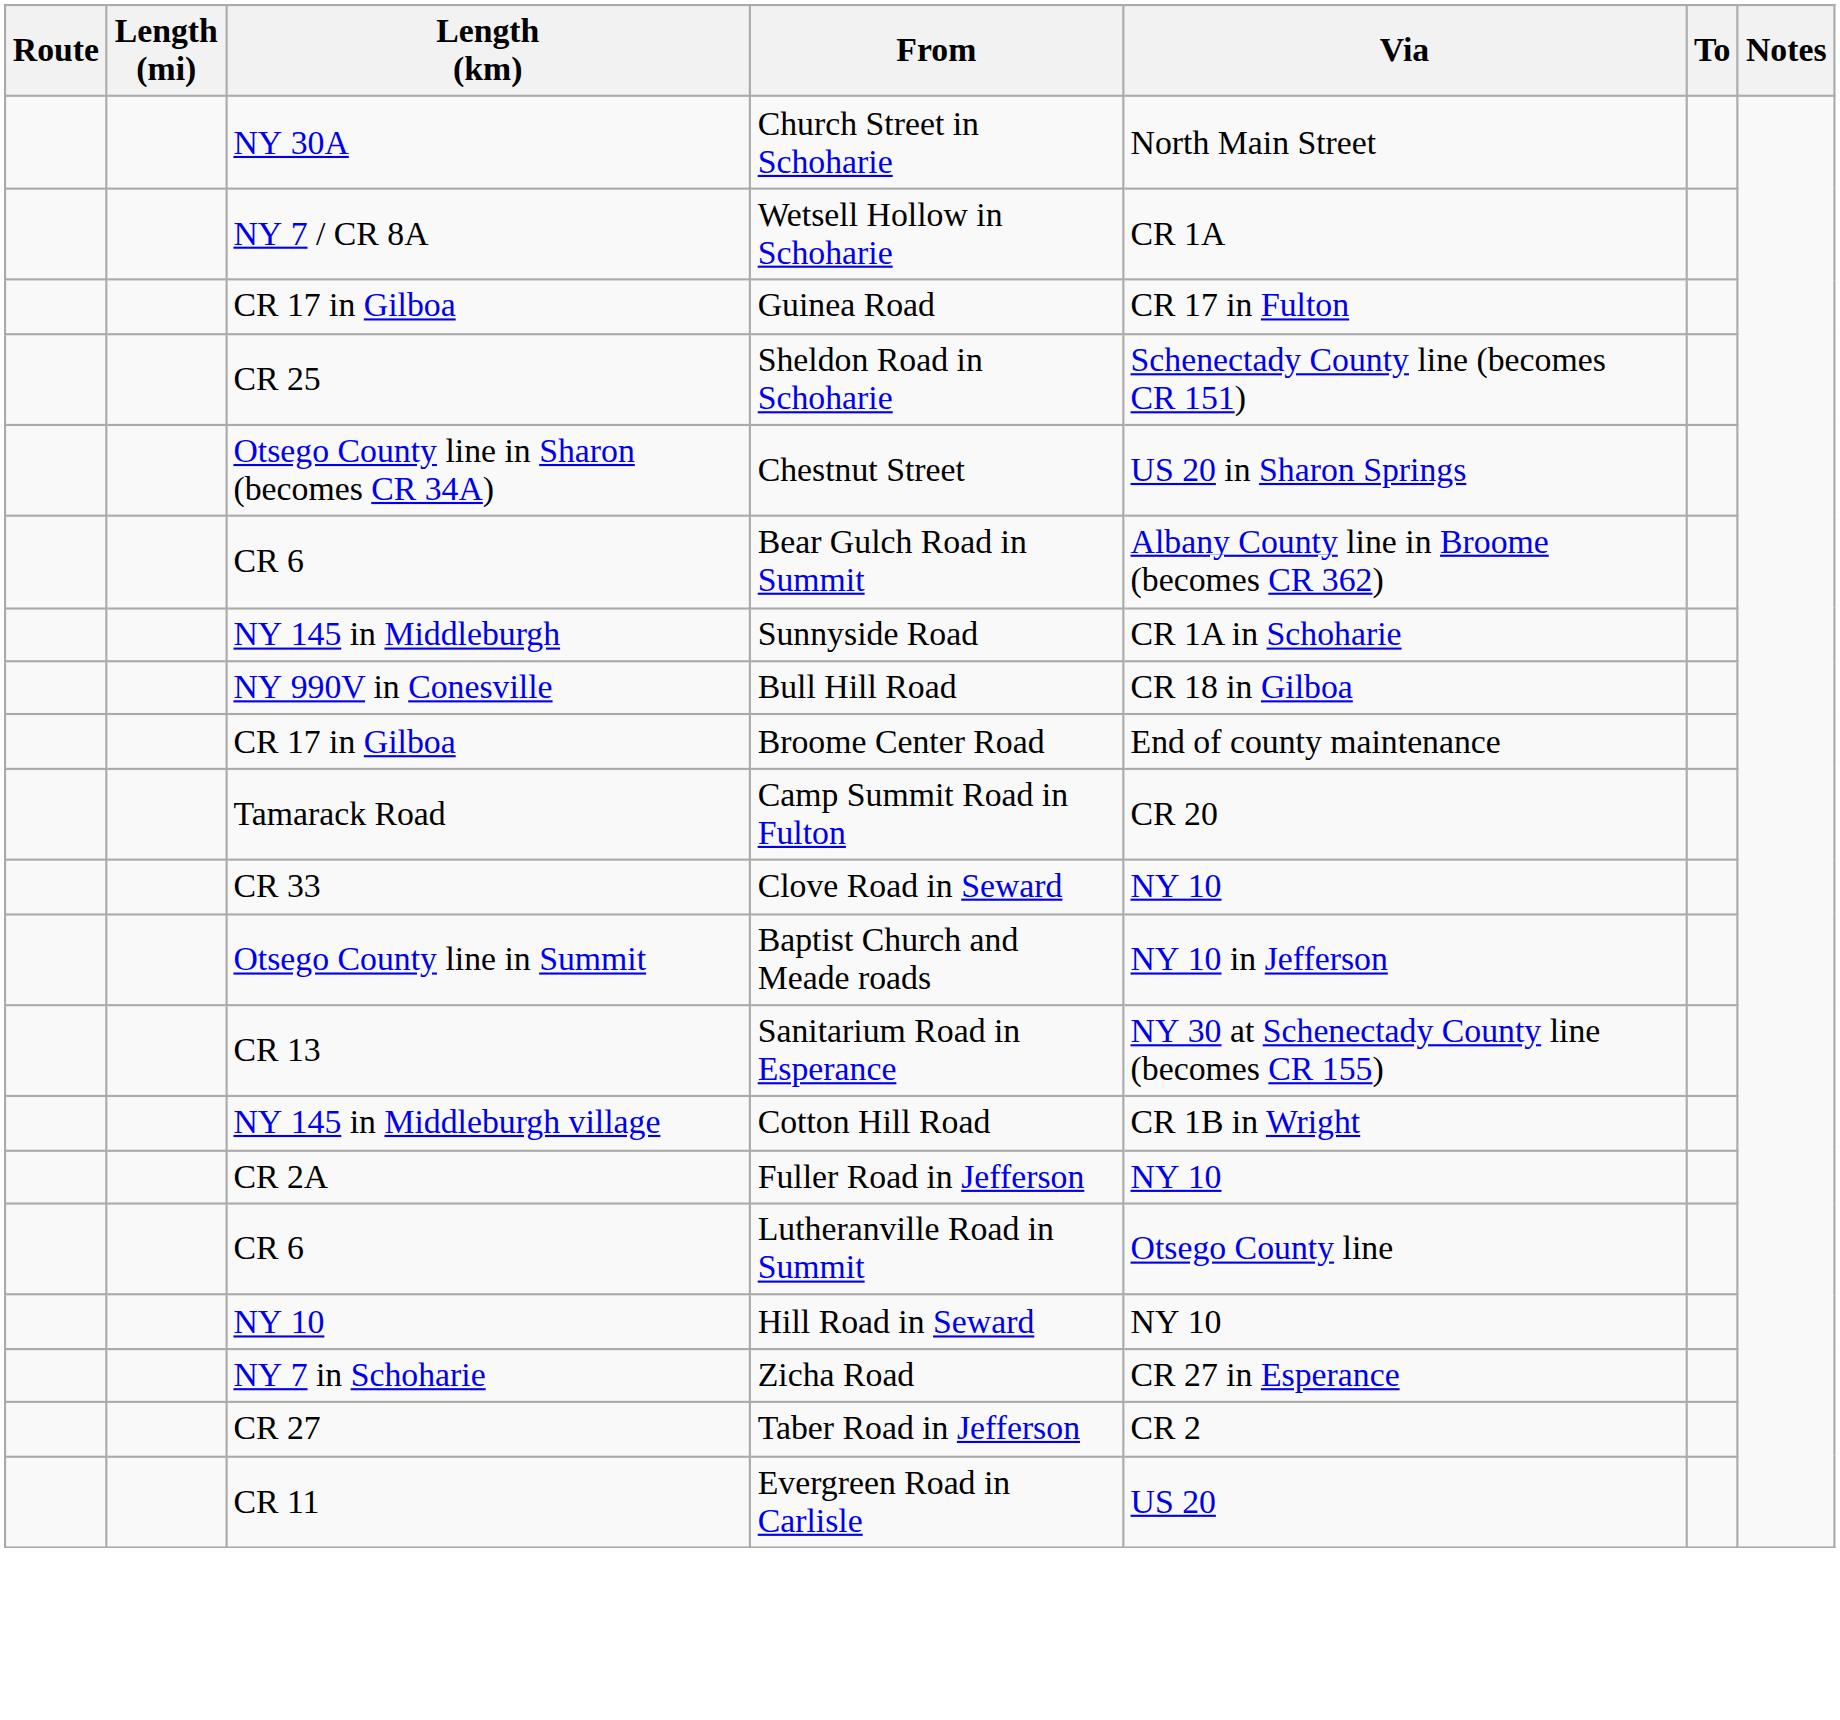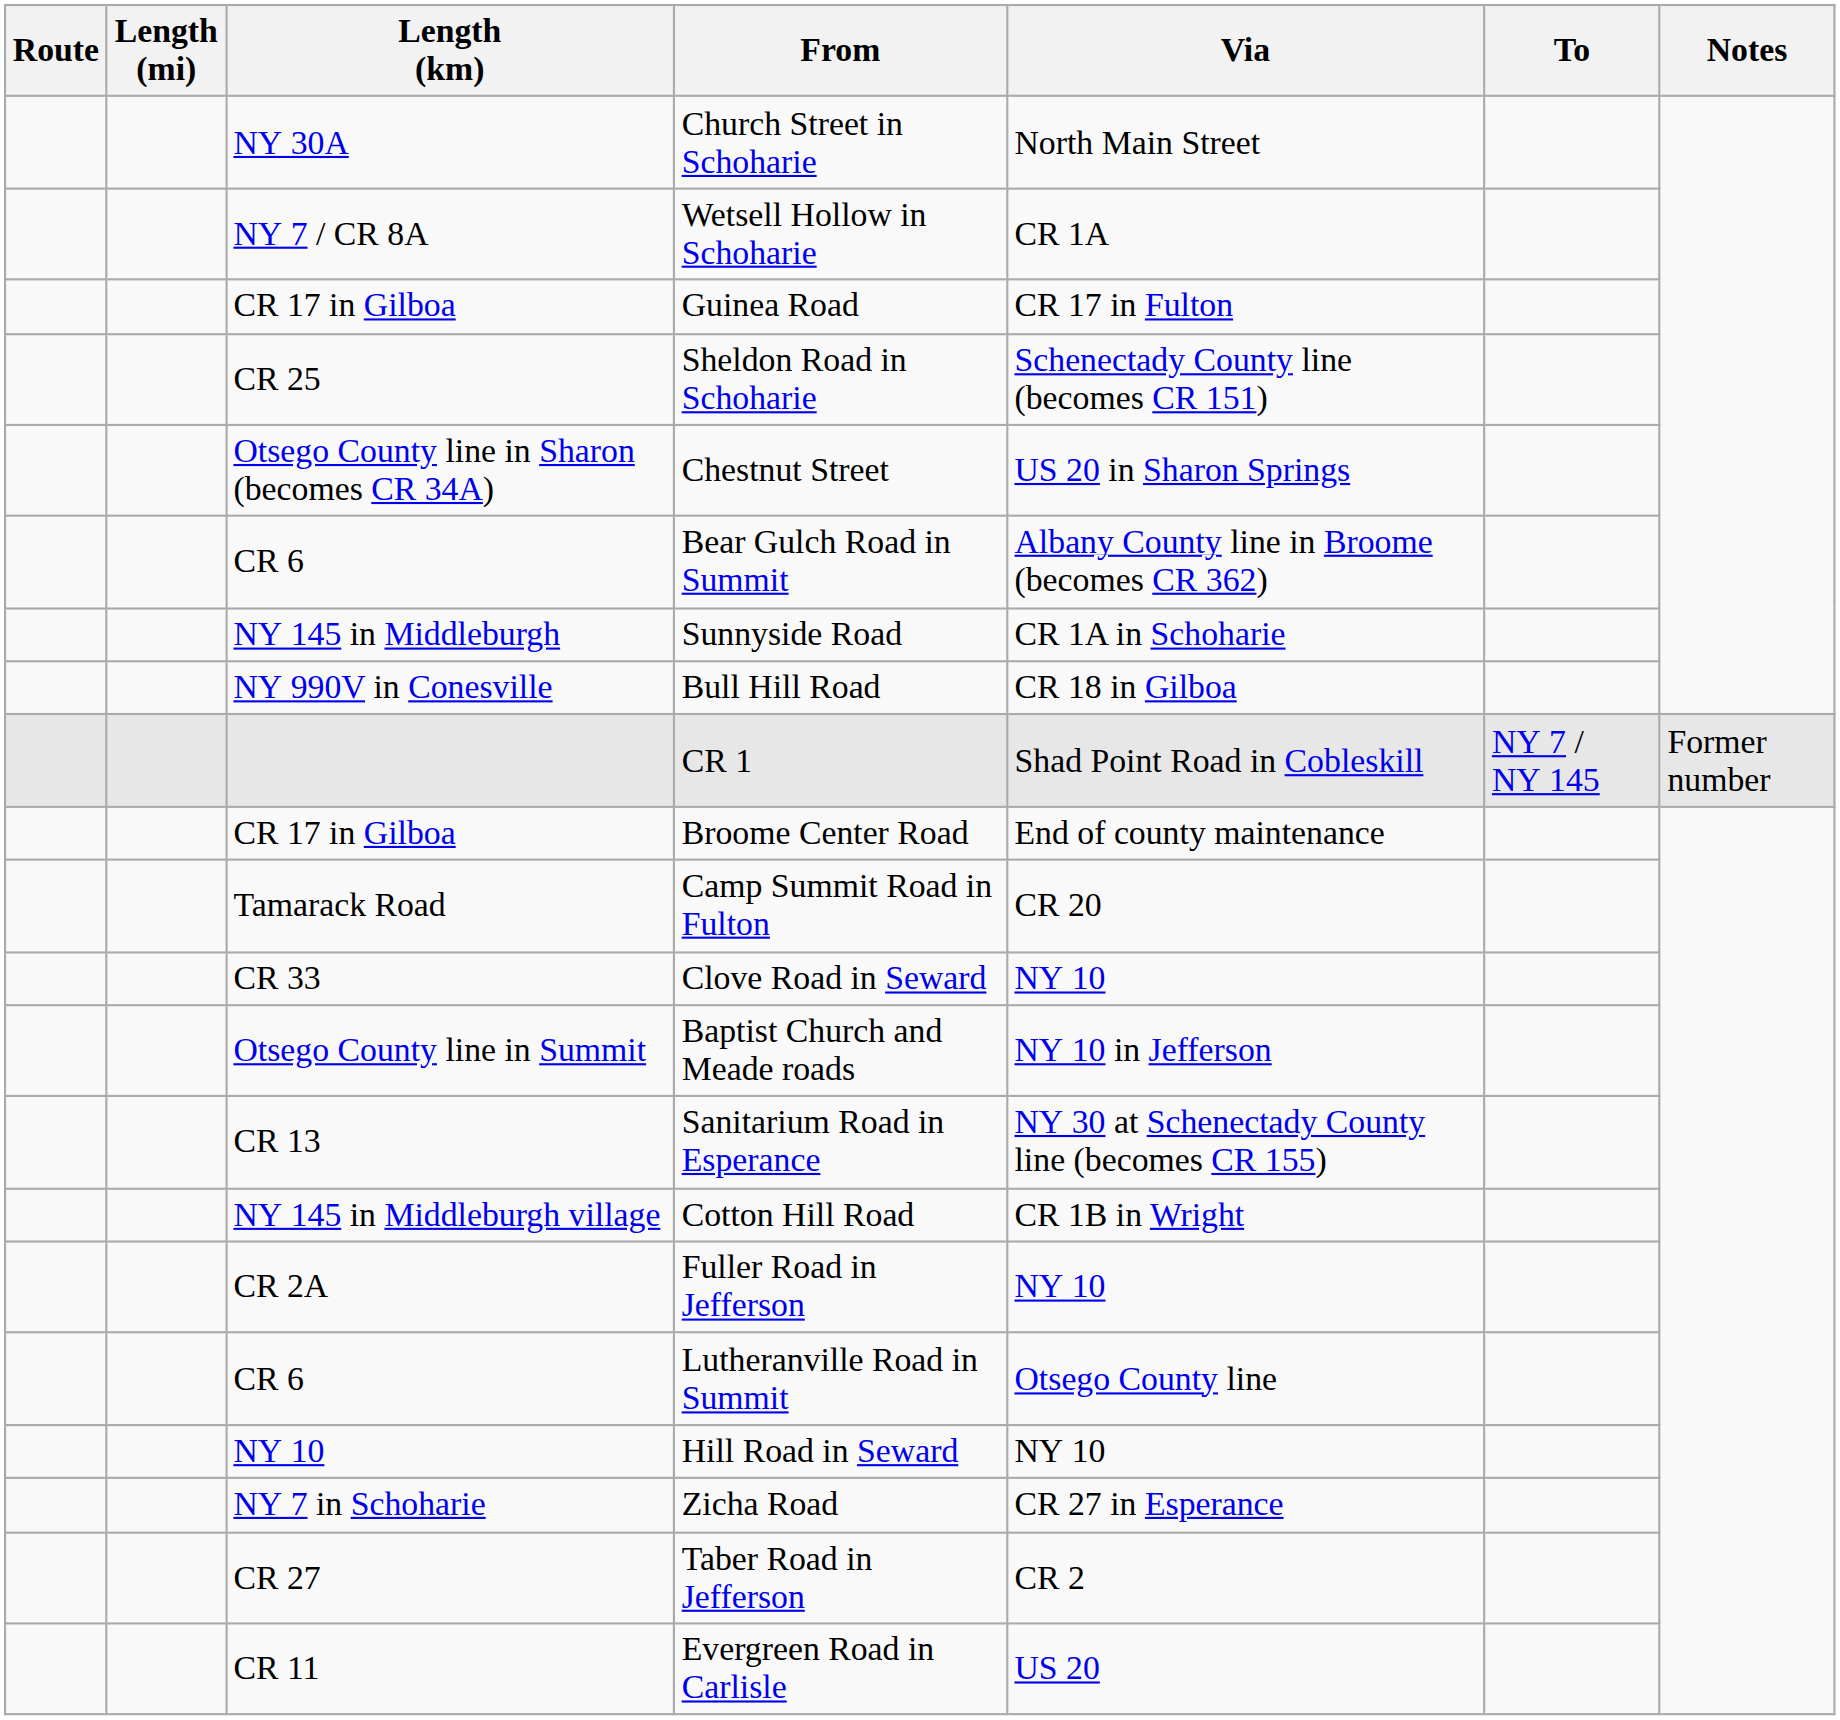+ row: (717, 760)
